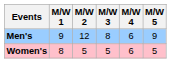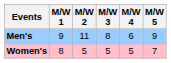(84, 36) 12 -> (84, 36) 11
(131, 51) 6 -> (131, 51) 5
(154, 51) 5 -> (154, 51) 7
